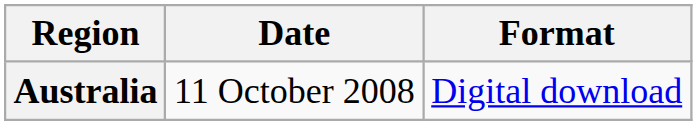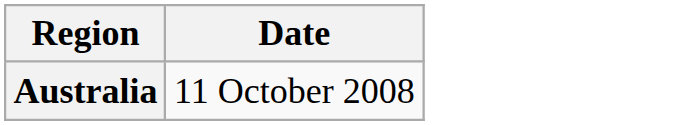- column: (557, 33)
